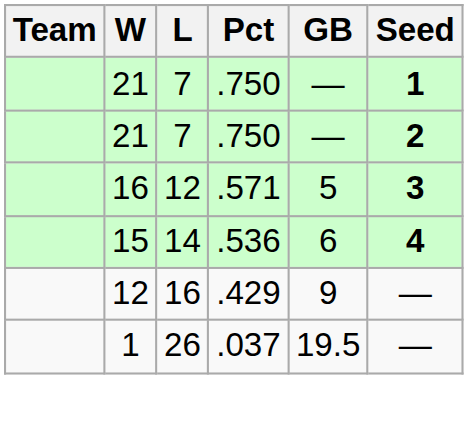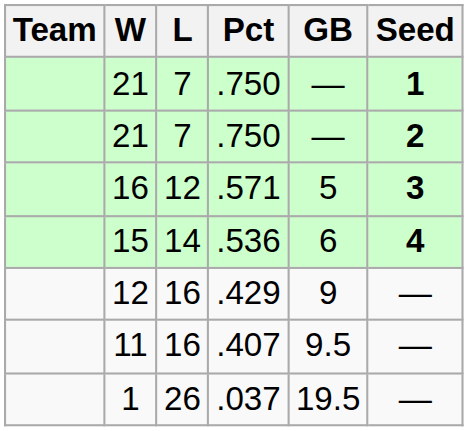+ row: (130, 345)
